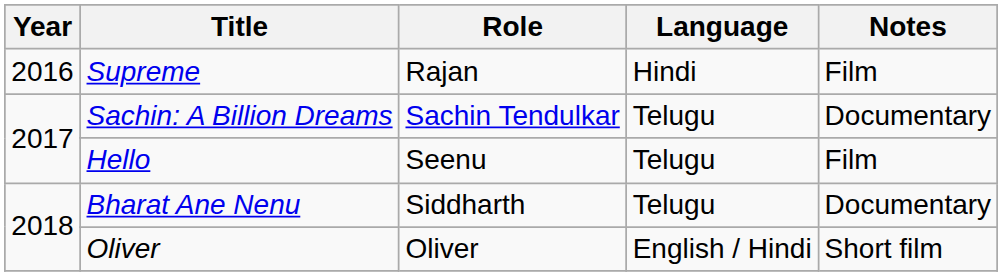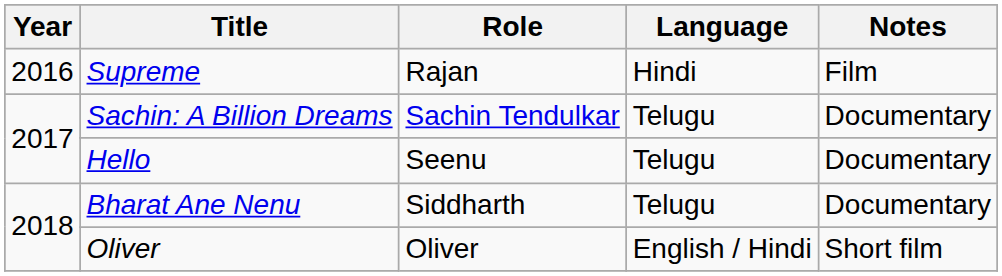(851, 159) Film -> (908, 159) Documentary
